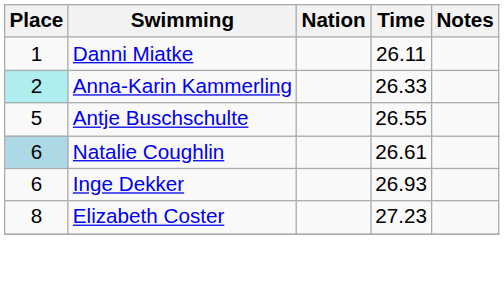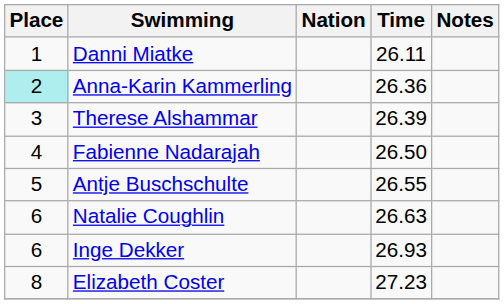(401, 86) 26.33 -> (401, 86) 26.36
+ row: (165, 119)
+ row: (166, 151)
(36, 151) lightblue background -> (36, 217) no background
(401, 151) 26.61 -> (401, 217) 26.63
